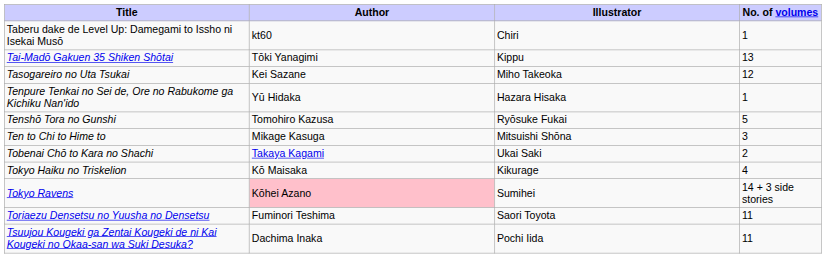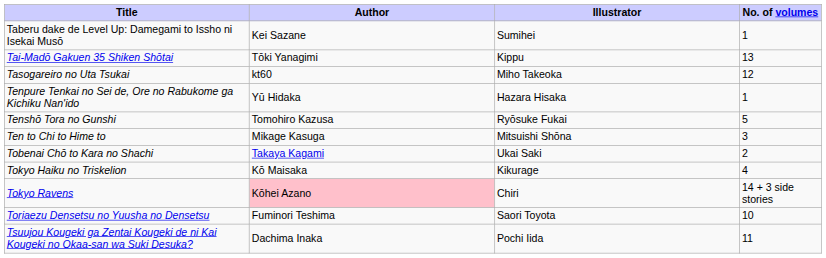(262, 35) kt60 -> (279, 35) Kei Sazane
(508, 35) Chiri -> (516, 35) Sumihei
(279, 74) Kei Sazane -> (262, 74) kt60
(516, 193) Sumihei -> (508, 193) Chiri
(747, 215) 11 -> (748, 215) 10
